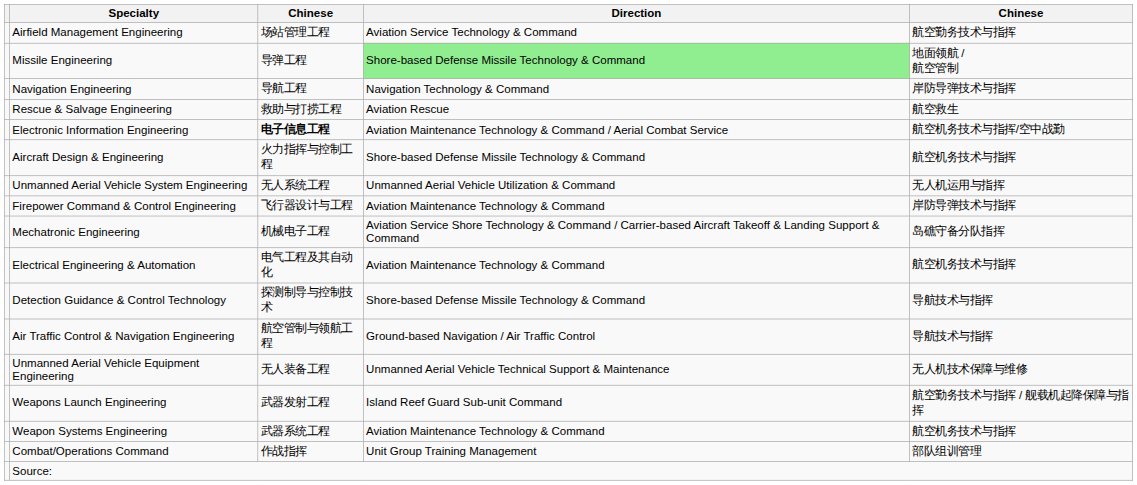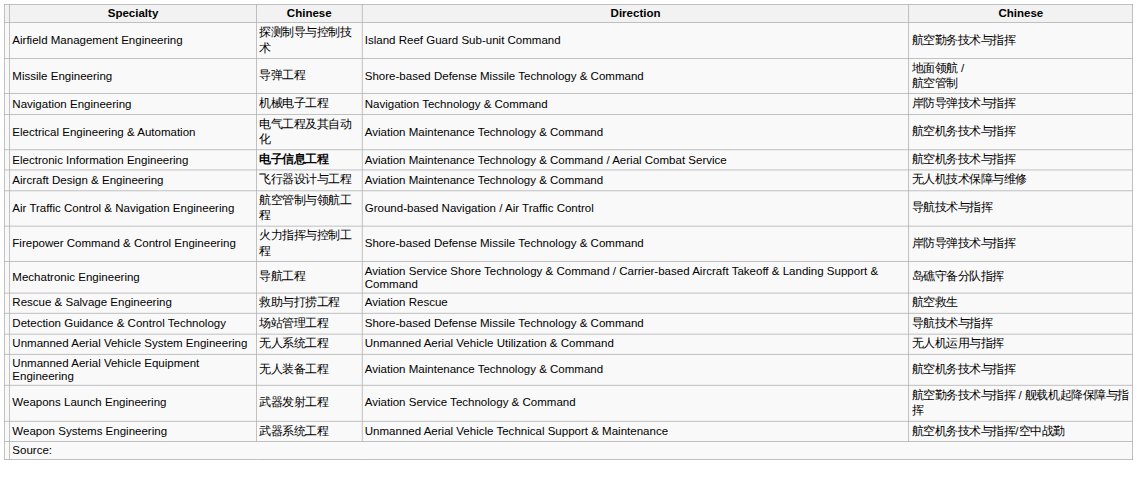(295, 32) 场站管理工程 -> (305, 40) 探测制导与控制技术
(472, 32) Aviation Service Technology & Command -> (463, 40) Island Reef Guard Sub-unit Command
(506, 60) lightgreen background -> (504, 76) no background
(284, 88) 导航工程 -> (294, 103) 机械电子工程
rows swapped: (104, 265) <-> (92, 109)
(989, 129) 航空机务技术与指挥/空中战勤 -> (964, 159) 航空机务技术与指挥
(307, 157) 火力指挥与控制工程 -> (305, 180) 飞行器设计与工程
(506, 157) Shore-based Defense Missile Technology & Command -> (484, 180) Aviation Maintenance Technology & Command
(964, 157) 航空机务技术与指挥 -> (969, 180) 无人机技术保障与维修
rows swapped: (123, 336) <-> (130, 185)
(307, 205) 飞行器设计与工程 -> (305, 243) 火力指挥与控制工程
(485, 206) Aviation Maintenance Technology & Command -> (504, 244) Shore-based Defense Missile Technology & Command
(295, 231) 机械电子工程 -> (282, 277) 导航工程
(307, 300) 探测制导与控制技术 -> (294, 323) 场站管理工程
(518, 369) Unmanned Aerial Vehicle Technical Support & Maintenance -> (484, 369) Aviation Maintenance Technology & Command
(970, 369) 无人机技术保障与维修 -> (964, 369) 航空机务技术与指挥
(464, 403) Island Reef Guard Sub-unit Command -> (470, 403) Aviation Service Technology & Command
(485, 431) Aviation Maintenance Technology & Command -> (516, 431) Unmanned Aerial Vehicle Technical Support & Maintenance
(964, 430) 航空机务技术与指挥 -> (988, 430) 航空机务技术与指挥/空中战勤
- row: (90, 451)
